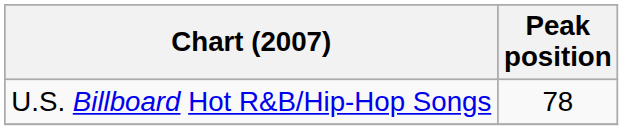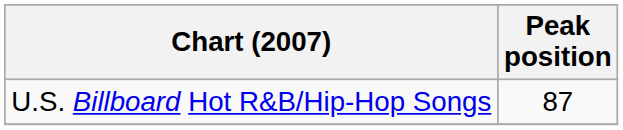(558, 101) 78 -> (558, 101) 87
